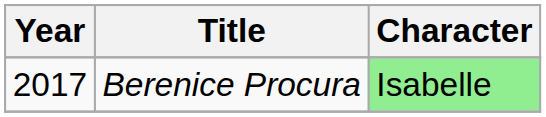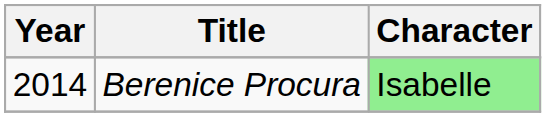(50, 84) 2017 -> (50, 84) 2014
